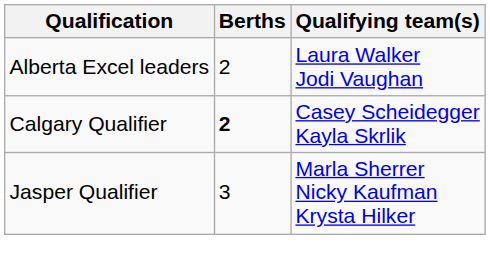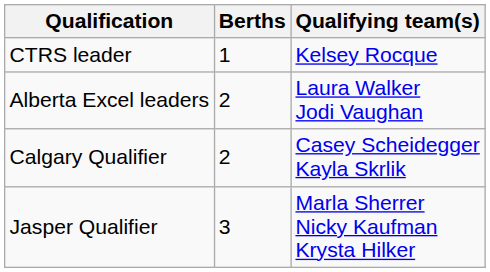+ row: (71, 54)
(225, 123) bold -> (225, 157) normal
